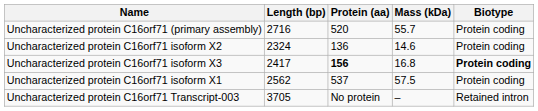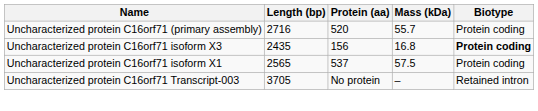- row: (114, 47)
(279, 64) 2417 -> (279, 47) 2435
(340, 64) bold -> (340, 47) normal
(279, 81) 2562 -> (279, 64) 2565
